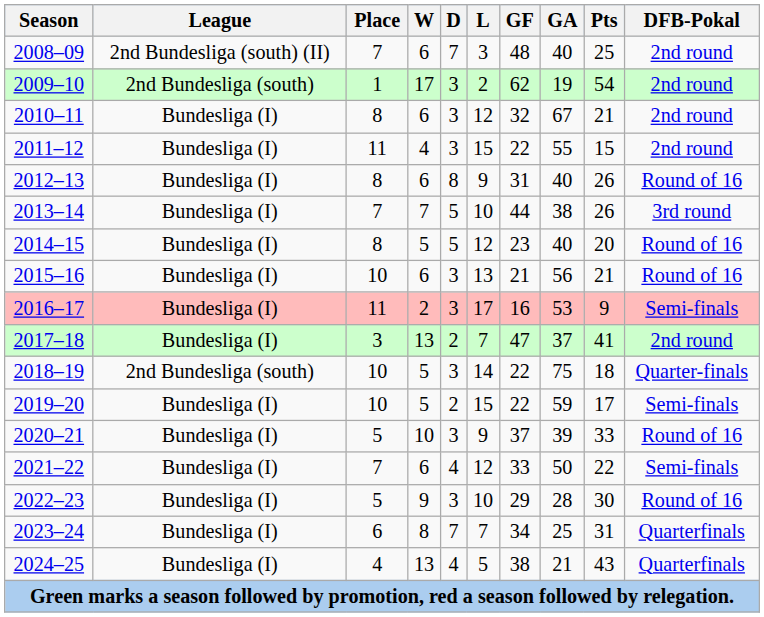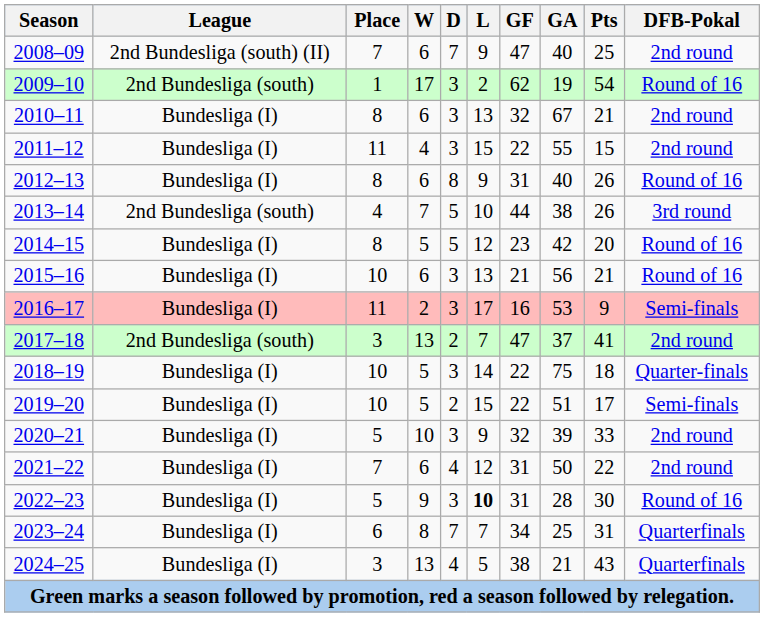(483, 52) 3 -> (483, 52) 9
(520, 52) 48 -> (520, 52) 47
(692, 84) 2nd round -> (692, 84) Round of 16
(483, 116) 12 -> (483, 116) 13
(220, 212) Bundesliga (I) -> (220, 212) 2nd Bundesliga (south)
(377, 212) 7 -> (377, 212) 4
(562, 244) 40 -> (562, 244) 42
(220, 340) Bundesliga (I) -> (220, 340) 2nd Bundesliga (south)
(220, 372) 2nd Bundesliga (south) -> (220, 372) Bundesliga (I)
(562, 404) 59 -> (562, 404) 51
(520, 436) 37 -> (520, 436) 32
(692, 436) Round of 16 -> (692, 436) 2nd round
(520, 468) 33 -> (520, 468) 31
(692, 468) Semi-finals -> (692, 468) 2nd round
(483, 500) normal -> (483, 500) bold
(520, 500) 29 -> (520, 500) 31
(377, 564) 4 -> (377, 564) 3
